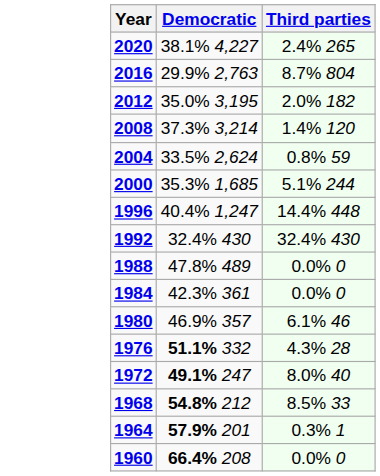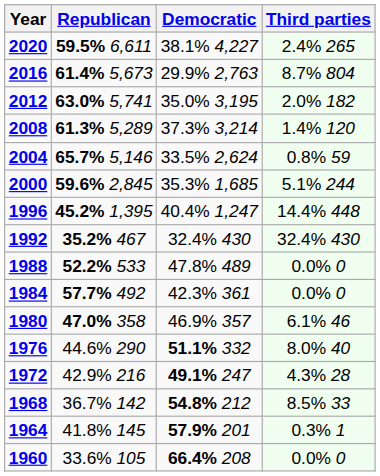+ column: (104, 19)
(318, 348) 4.3% 28 -> (318, 348) 8.0% 40
(318, 375) 8.0% 40 -> (318, 375) 4.3% 28
